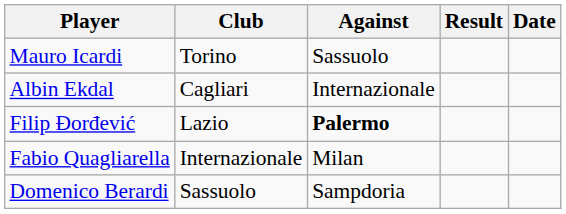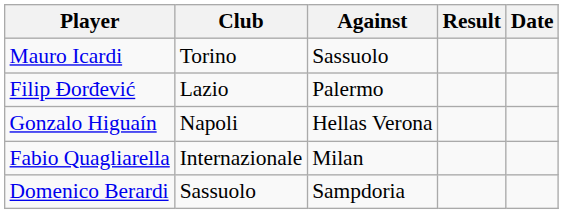- row: (62, 89)
(351, 123) bold -> (348, 89) normal
+ row: (83, 123)
